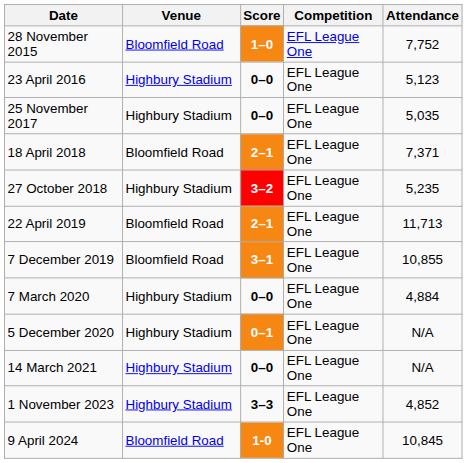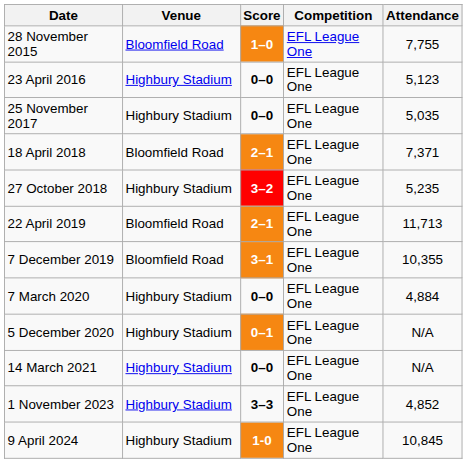(423, 44) 7,752 -> (423, 44) 7,755
(423, 260) 10,855 -> (423, 260) 10,355
(175, 440) Bloomfield Road -> (179, 440) Highbury Stadium
